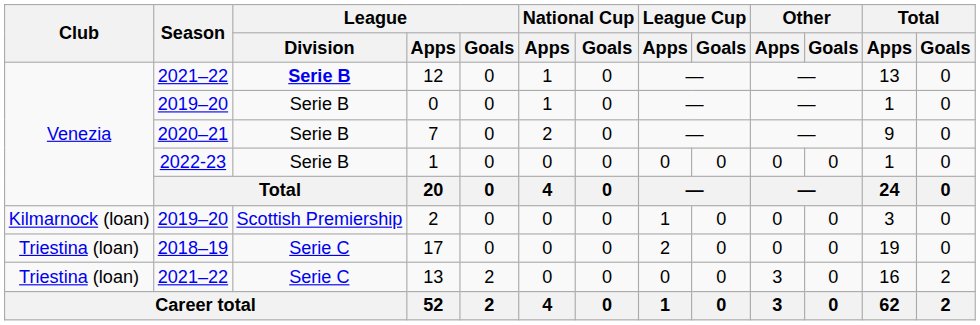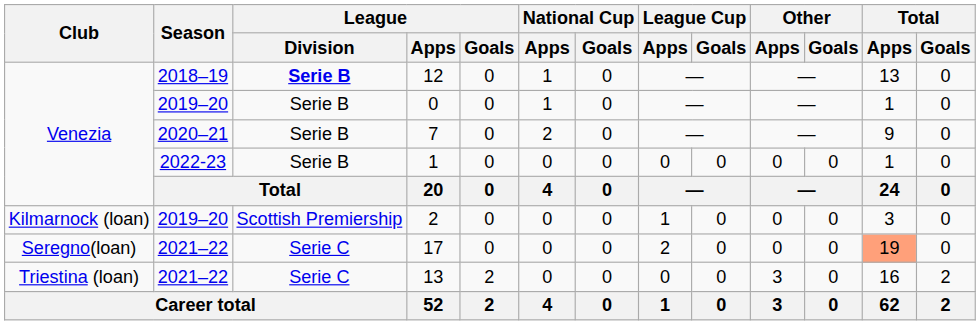(193, 76) 2021–22 -> (193, 76) 2018–19
(79, 248) Triestina (loan) -> (79, 248) Seregno(loan)
(193, 248) 2018–19 -> (193, 248) 2021–22
(889, 248) no background -> (889, 248) lightsalmon background
